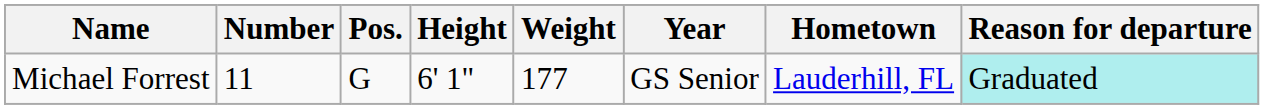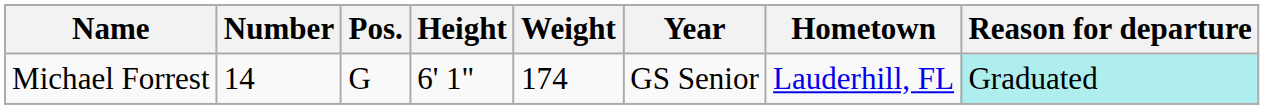(239, 78) 11 -> (239, 78) 14
(544, 78) 177 -> (544, 78) 174
